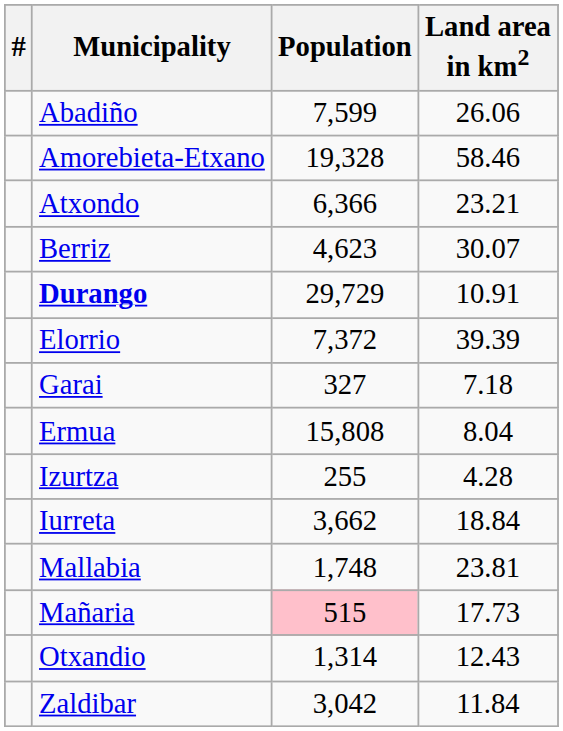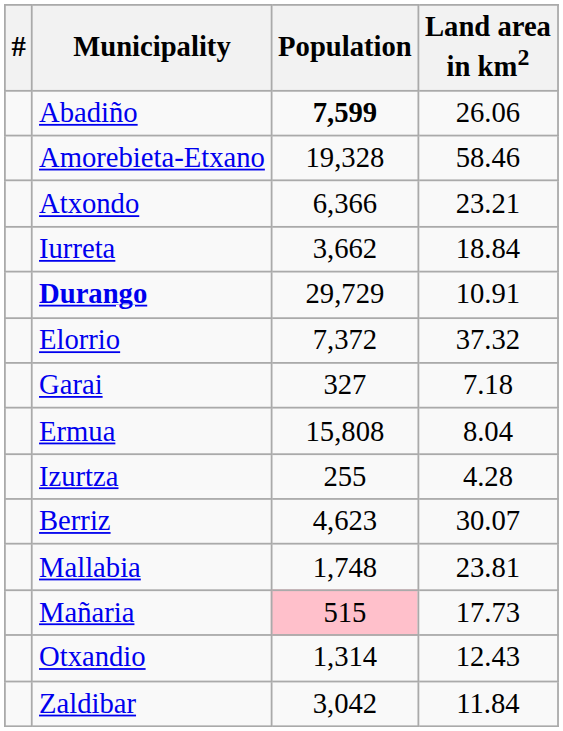(345, 112) normal -> (345, 112) bold
rows swapped: (75, 248) <-> (77, 521)
(488, 339) 39.39 -> (488, 339) 37.32
